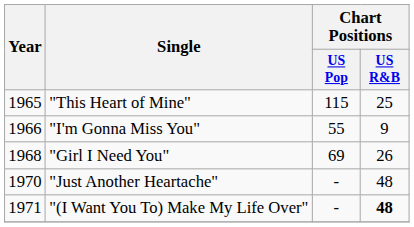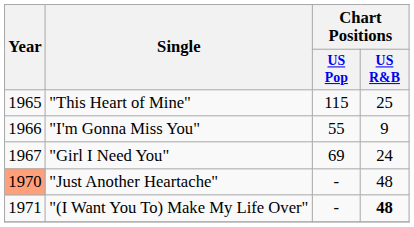(25, 155) 1968 -> (25, 155) 1967
(384, 155) 26 -> (384, 155) 24
(25, 181) no background -> (25, 181) lightsalmon background
